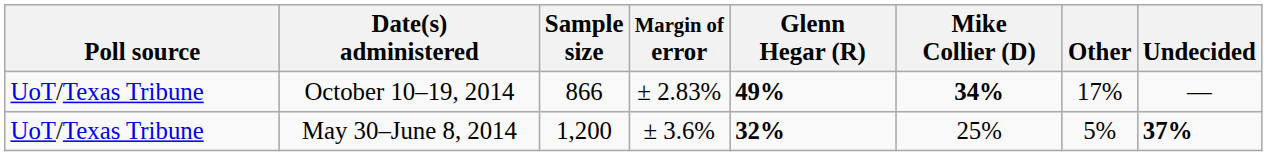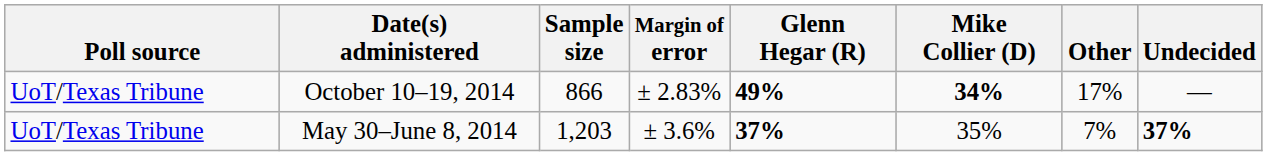(584, 130) 1,200 -> (584, 130) 1,203
(760, 130) 32% -> (760, 130) 37%
(979, 130) 25% -> (979, 130) 35%
(1100, 130) 5% -> (1100, 130) 7%
